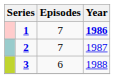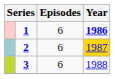(60, 30) 7 -> (60, 30) 6
(60, 47) 7 -> (60, 47) 6
(97, 47) no background -> (97, 47) gold background
